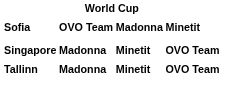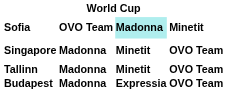(139, 27) no background -> (139, 27) paleturquoise background
+ row: (28, 84)
